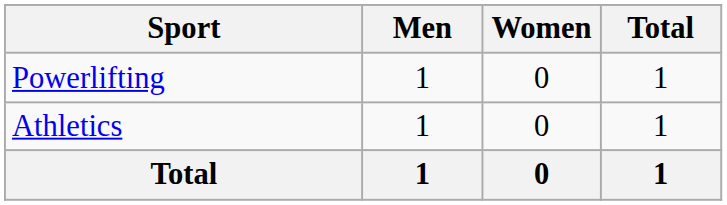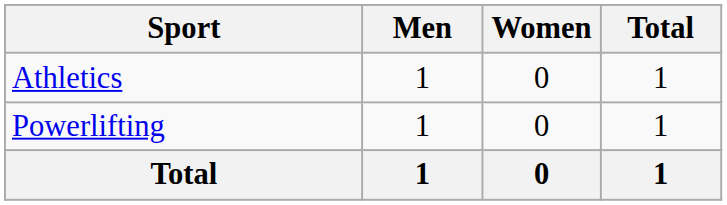rows swapped: (67, 125) <-> (88, 77)
